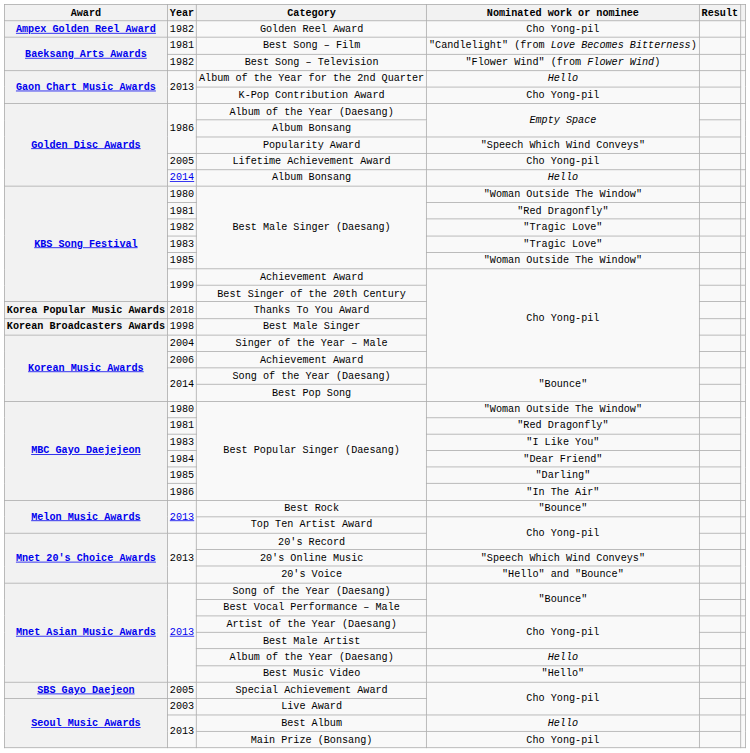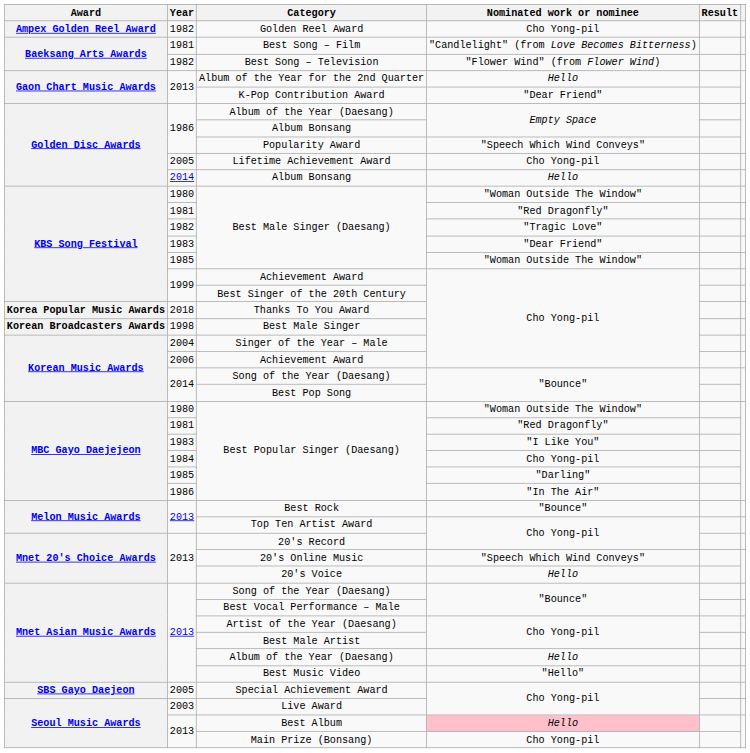(563, 95) Cho Yong-pil -> (563, 95) "Dear Friend"
(563, 244) "Tragic Love" -> (563, 244) "Dear Friend"
(563, 459) "Dear Friend" -> (563, 459) Cho Yong-pil
(563, 575) "Hello" and "Bounce" -> (563, 575) Hello
(563, 723) no background -> (563, 723) pink background
